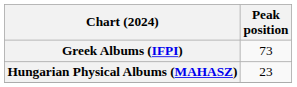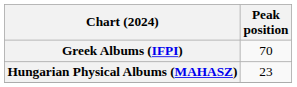(266, 51) 73 -> (266, 51) 70
